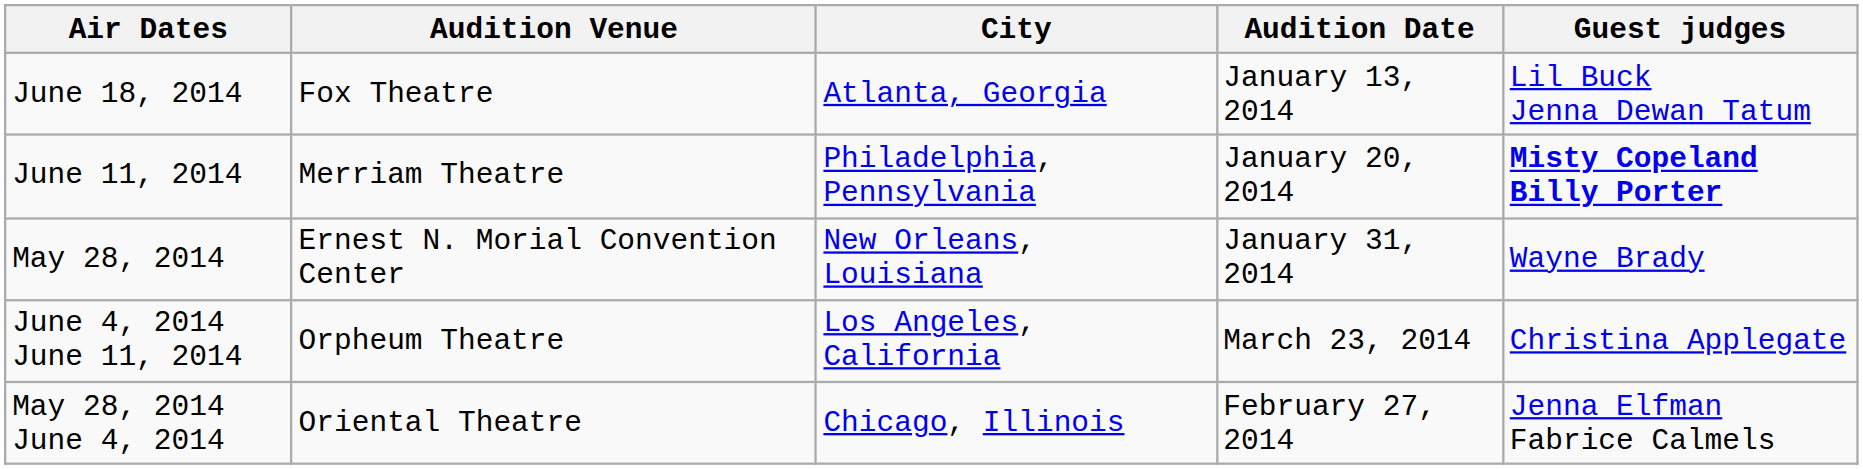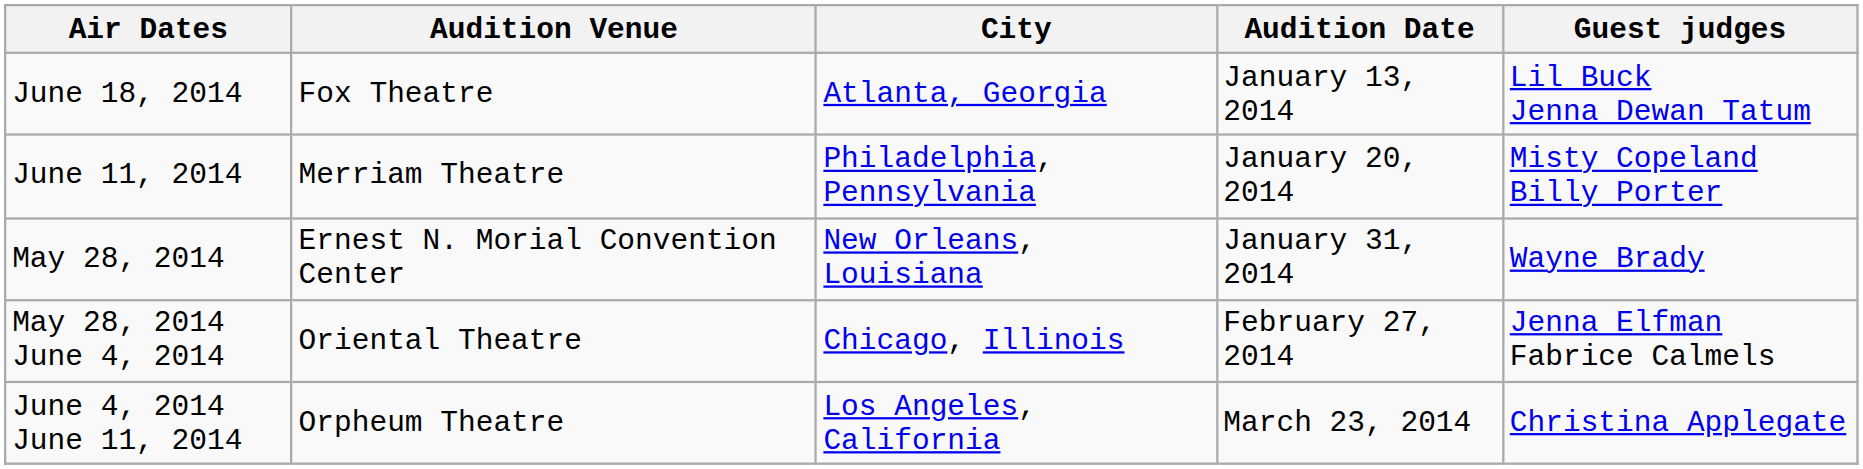(1634, 176) bold -> (1634, 176) normal
rows swapped: (118, 423) <-> (127, 341)
